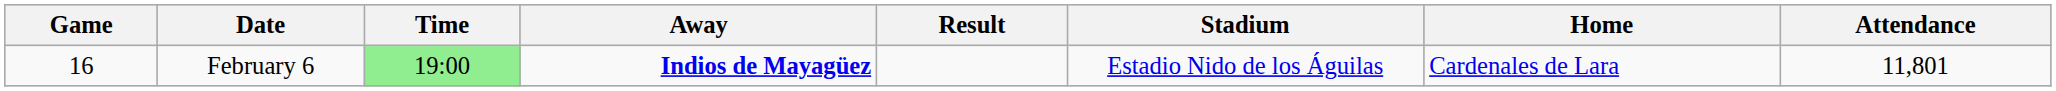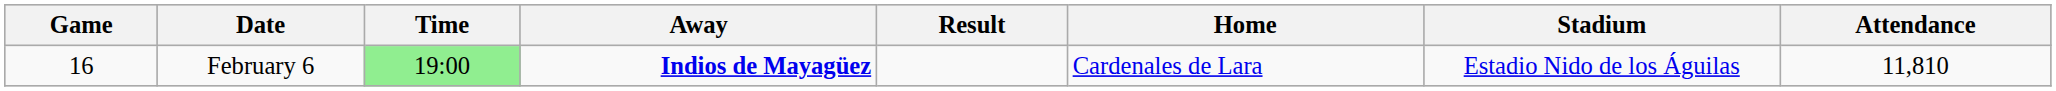columns swapped: (1602, 24) <-> (1245, 24)
(1915, 65) 11,801 -> (1915, 65) 11,810
